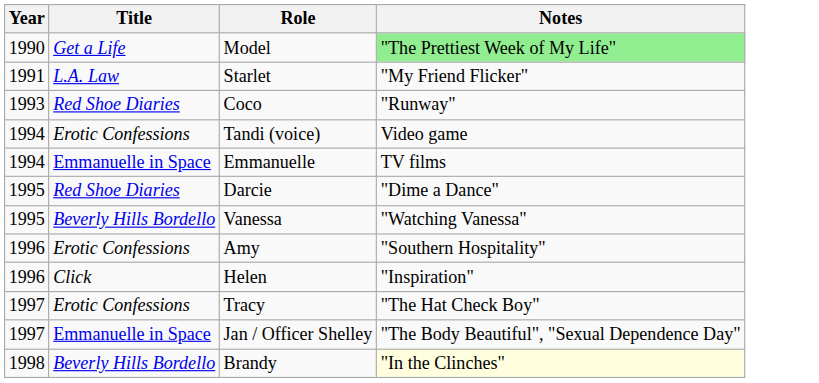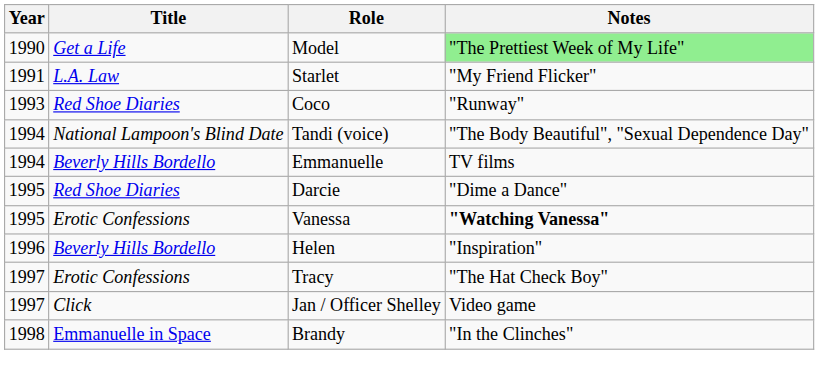(121, 133) Erotic Confessions -> (168, 133) National Lampoon's Blind Date
(424, 133) Video game -> (629, 133) "The Body Beautiful", "Sexual Dependence Day"
(132, 162) Emmanuelle in Space -> (134, 162) Beverly Hills Bordello
(134, 219) Beverly Hills Bordello -> (121, 219) Erotic Confessions
(454, 219) normal -> (529, 219) bold
- row: (242, 248)
(72, 276) Click -> (134, 248) Beverly Hills Bordello
(132, 334) Emmanuelle in Space -> (72, 305) Click
(561, 334) "The Body Beautiful", "Sexual Dependence Day" -> (492, 305) Video game
(134, 362) Beverly Hills Bordello -> (132, 334) Emmanuelle in Space
(443, 362) lightyellow background -> (511, 334) no background
